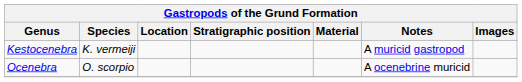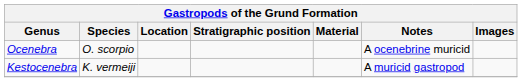rows swapped: (42, 49) <-> (32, 67)
